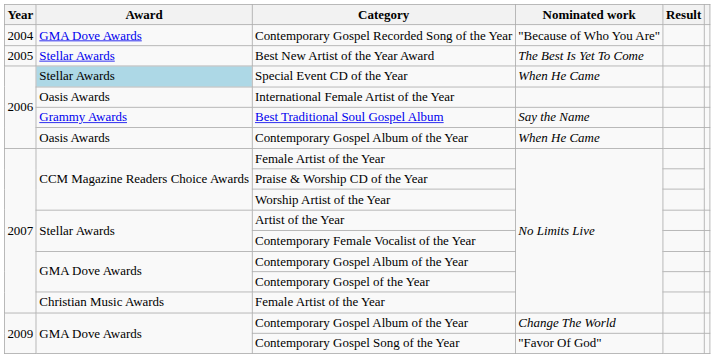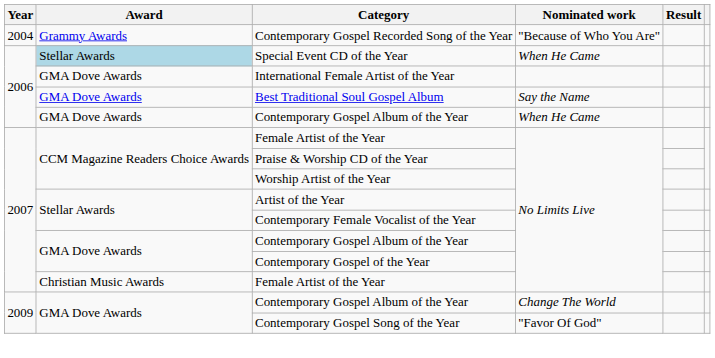(91, 35) GMA Dove Awards -> (83, 35) Grammy Awards
- row: (345, 55)
(75, 96) Oasis Awards -> (91, 76) GMA Dove Awards
(83, 117) Grammy Awards -> (91, 96) GMA Dove Awards
(75, 138) Oasis Awards -> (91, 117) GMA Dove Awards
